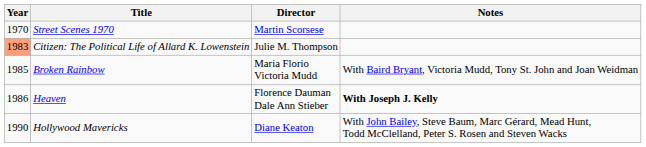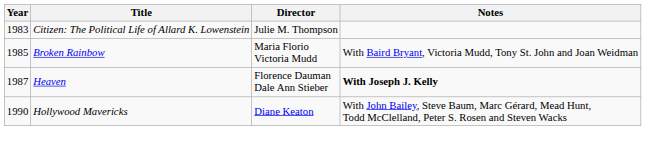- row: (73, 30)
(18, 47) lightsalmon background -> (18, 30) no background
(18, 99) 1986 -> (18, 82) 1987
